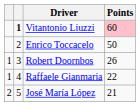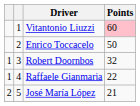(19, 28) bold -> (19, 28) normal
(112, 60) 26 -> (112, 60) 32
